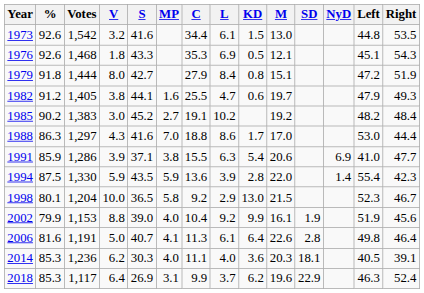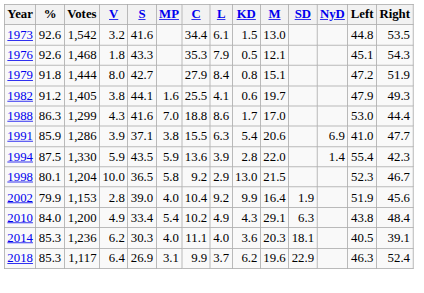(228, 55) 6.9 -> (221, 55) 7.9
(228, 95) 4.7 -> (221, 95) 4.1
- row: (20, 116)
(82, 136) 1,297 -> (82, 116) 1,299
(117, 217) 8.8 -> (117, 197) 2.8
(281, 217) 16.1 -> (275, 197) 16.4
- row: (20, 237)
+ row: (20, 217)
